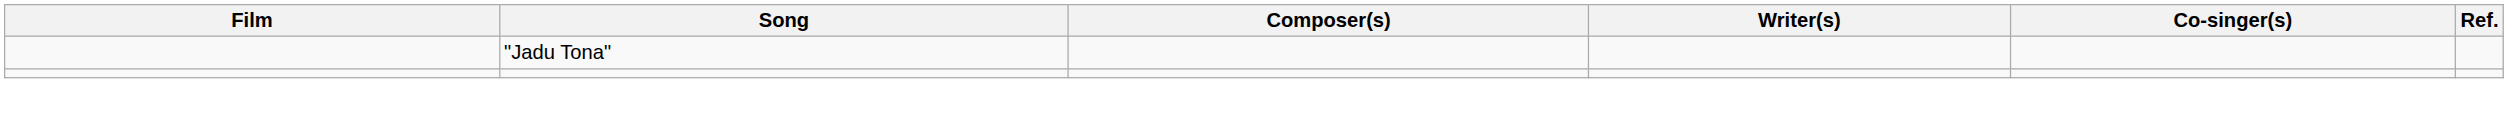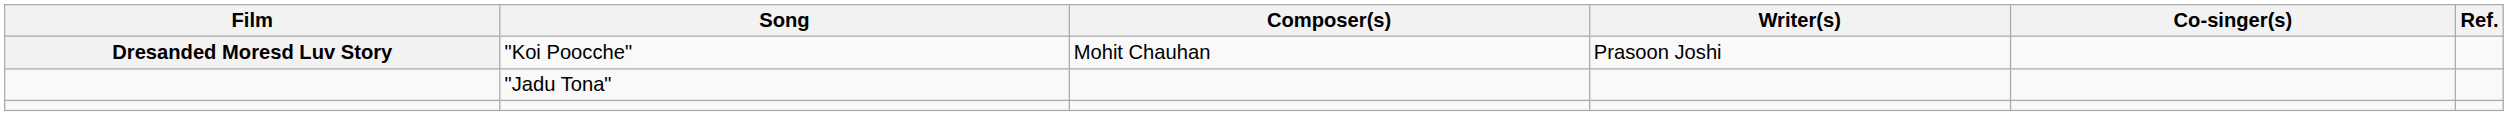+ row: (568, 52)
